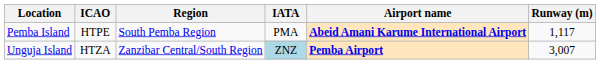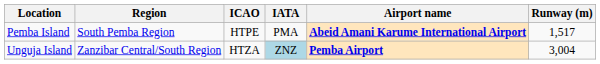columns swapped: (191, 13) <-> (95, 13)
(562, 31) 1,117 -> (562, 31) 1,517
(562, 50) 3,007 -> (562, 50) 3,004
